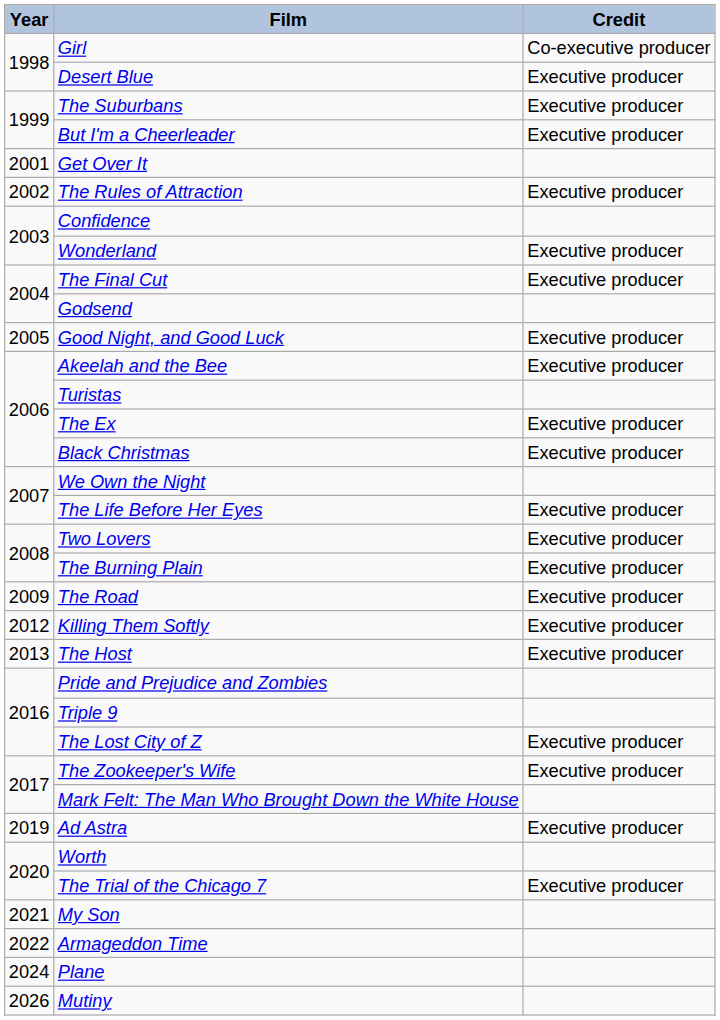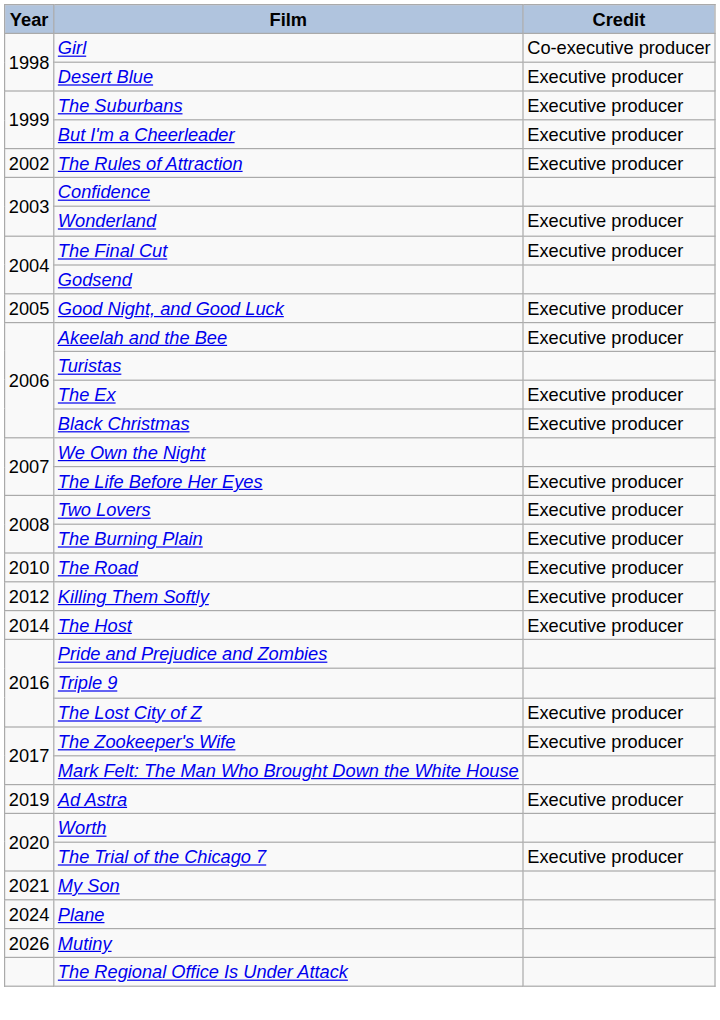- row: (102, 164)
(29, 597) 2009 -> (29, 568) 2010
(29, 654) 2013 -> (29, 626) 2014
- row: (133, 943)
+ row: (203, 972)
